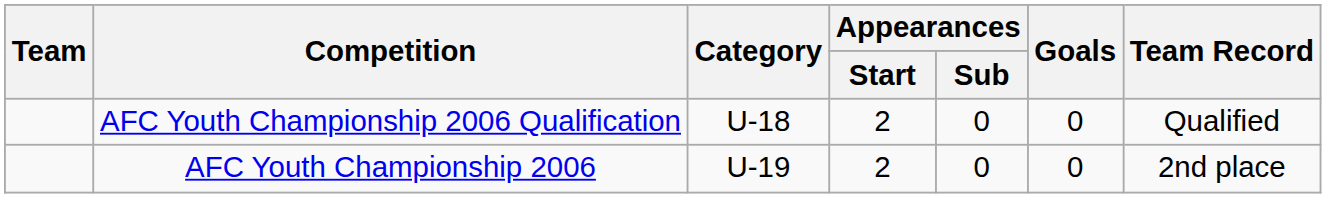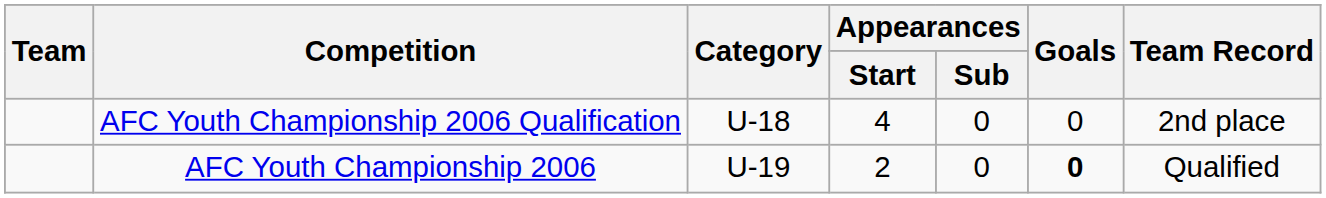(882, 121) 2 -> (882, 121) 4
(1222, 121) Qualified -> (1222, 121) 2nd place
(1075, 167) normal -> (1075, 167) bold
(1222, 167) 2nd place -> (1222, 167) Qualified
